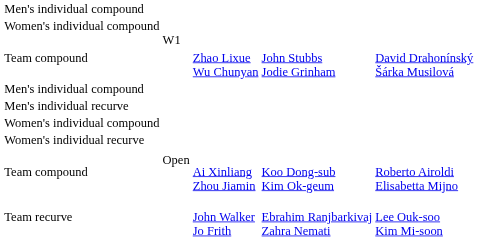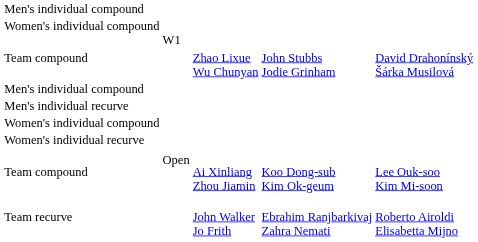(417, 178) Roberto Airoldi Elisabetta Mijno -> (409, 178) Lee Ouk-soo Kim Mi-soon
(409, 223) Lee Ouk-soo Kim Mi-soon -> (417, 223) Roberto Airoldi Elisabetta Mijno
